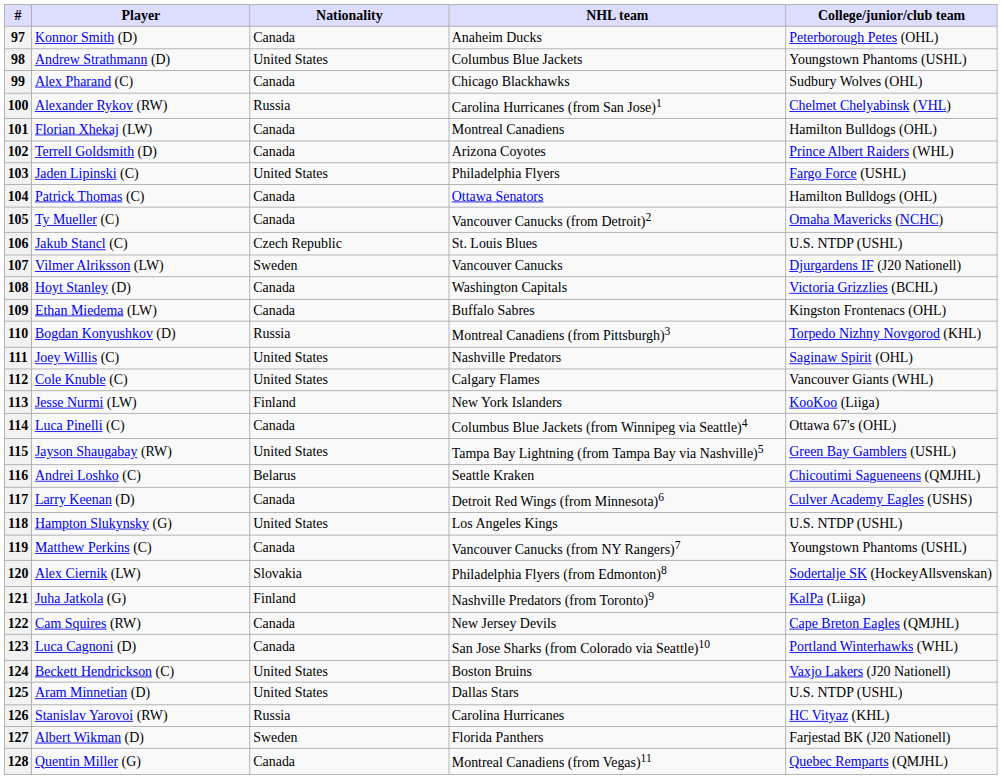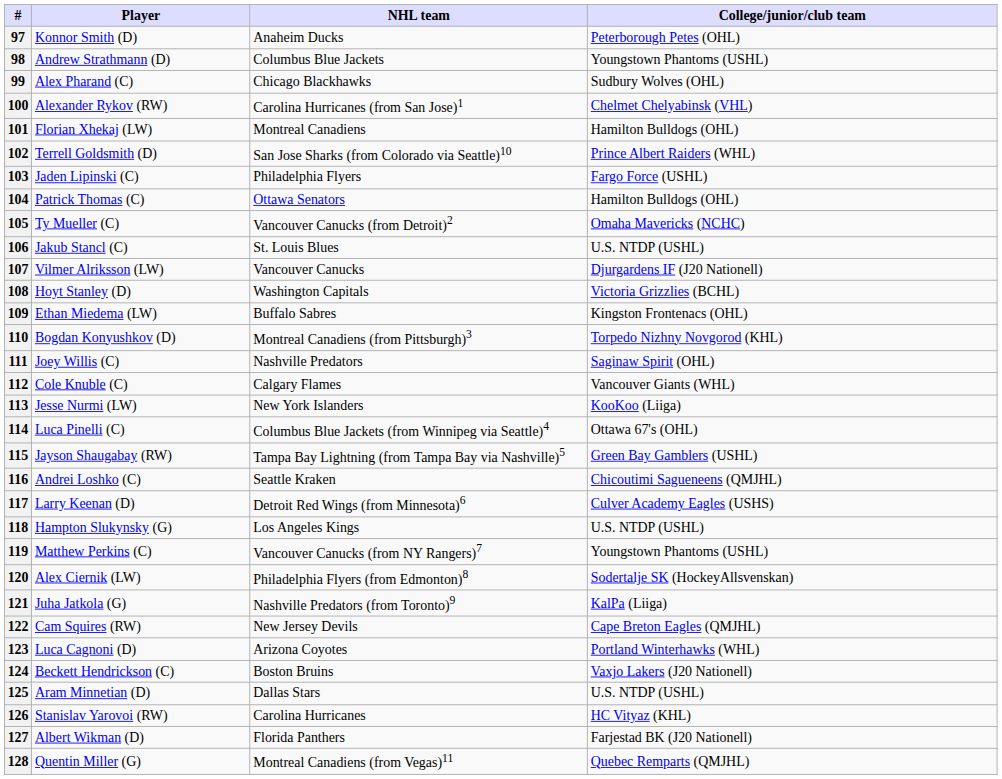- column: (349, 15)
(499, 151) Arizona Coyotes -> (382, 153) San Jose Sharks (from Colorado via Seattle)10
(581, 647) San Jose Sharks (from Colorado via Seattle)10 -> (300, 649) Arizona Coyotes
